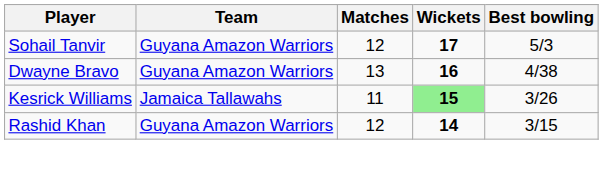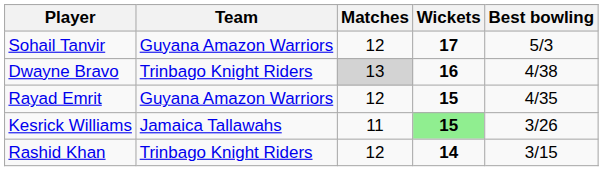(236, 71) Guyana Amazon Warriors -> (226, 71) Trinbago Knight Riders
(375, 71) no background -> (375, 71) lightgrey background
+ row: (55, 98)
(236, 125) Guyana Amazon Warriors -> (226, 152) Trinbago Knight Riders
